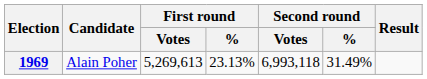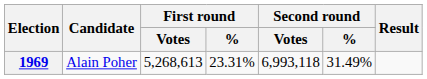(173, 62) 5,269,613 -> (173, 62) 5,268,613
(232, 62) 23.13% -> (232, 62) 23.31%
